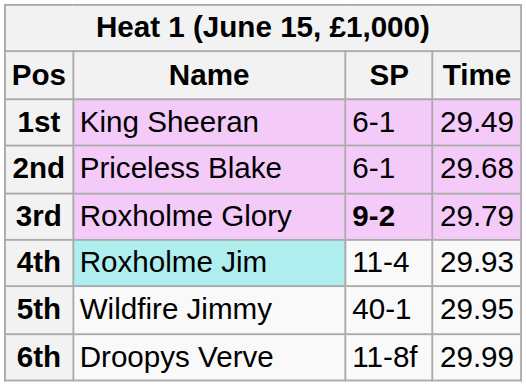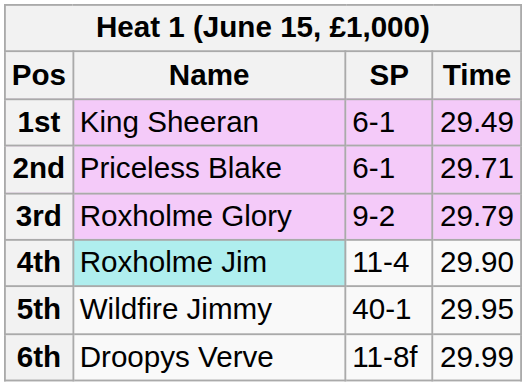(477, 168) 29.68 -> (477, 168) 29.71
(374, 215) bold -> (374, 215) normal
(477, 262) 29.93 -> (477, 262) 29.90
